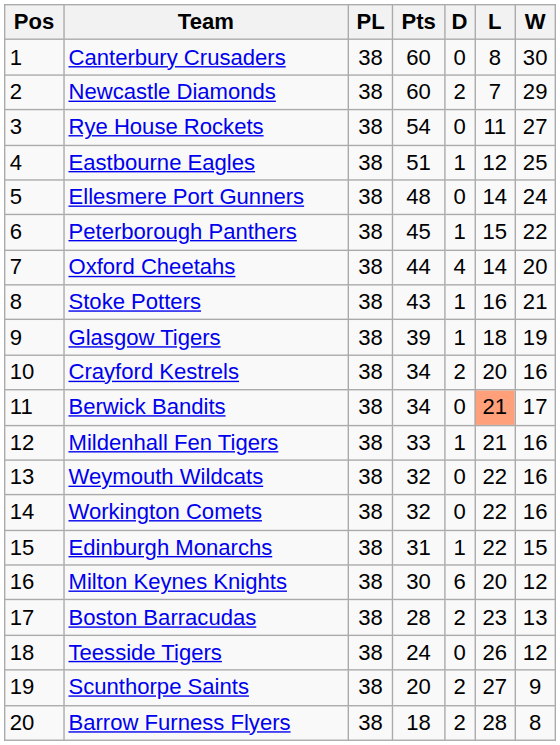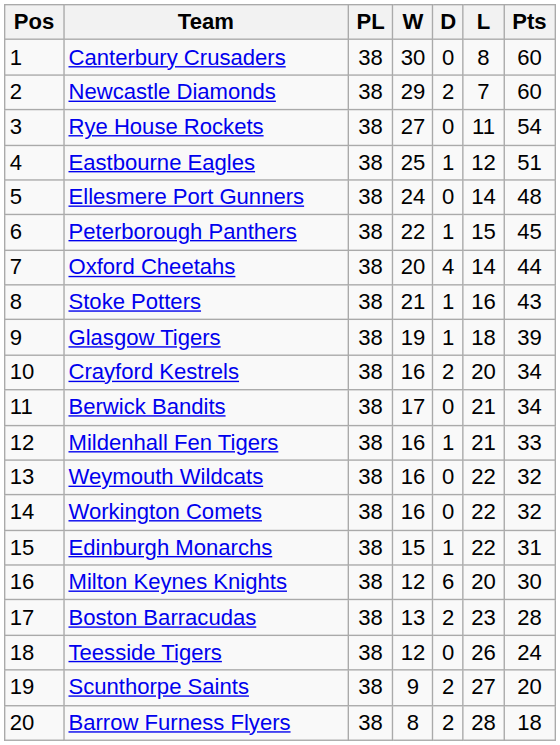columns swapped: (535, 22) <-> (419, 22)
(495, 407) lightsalmon background -> (483, 407) no background
